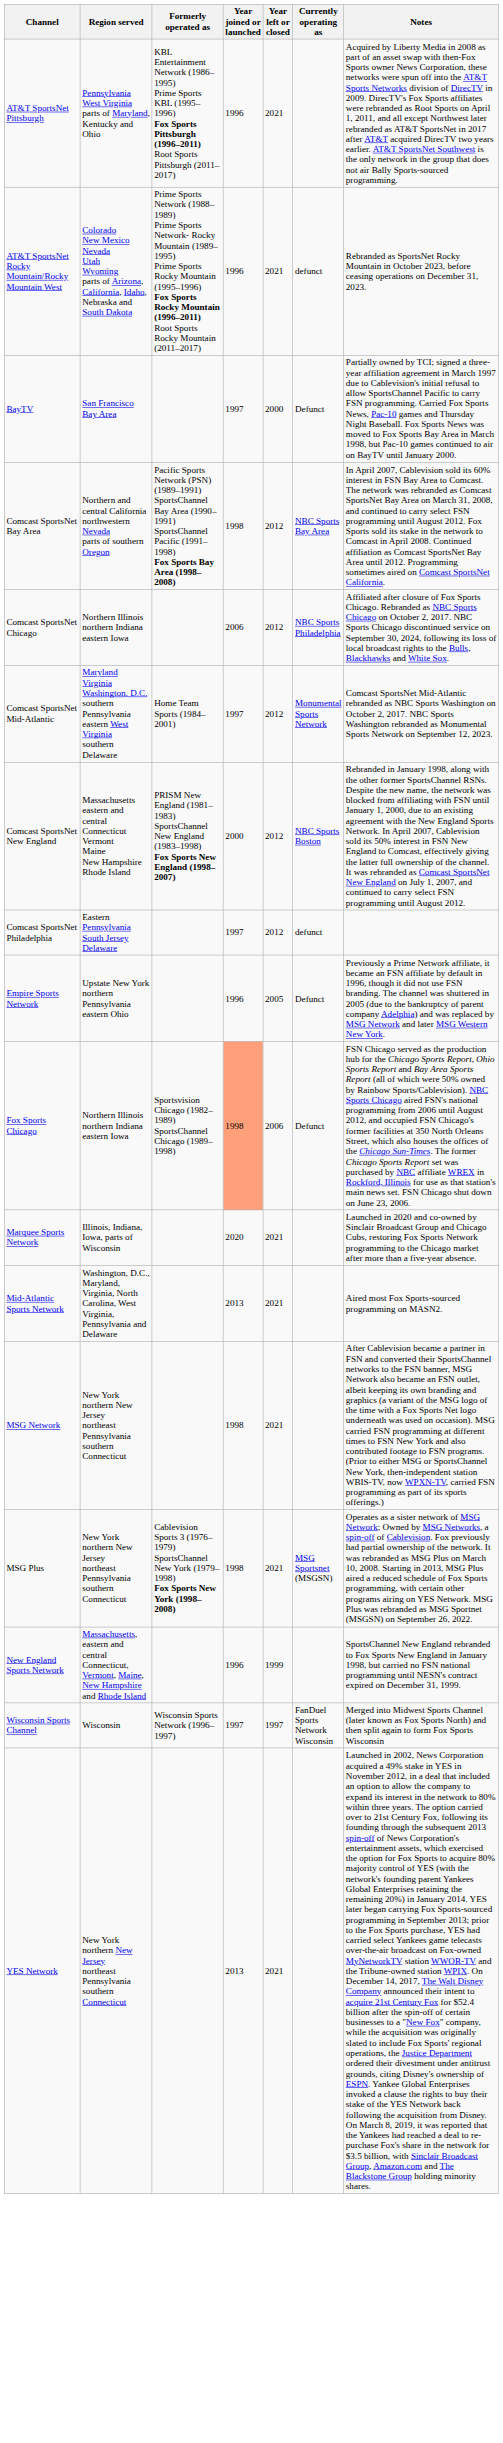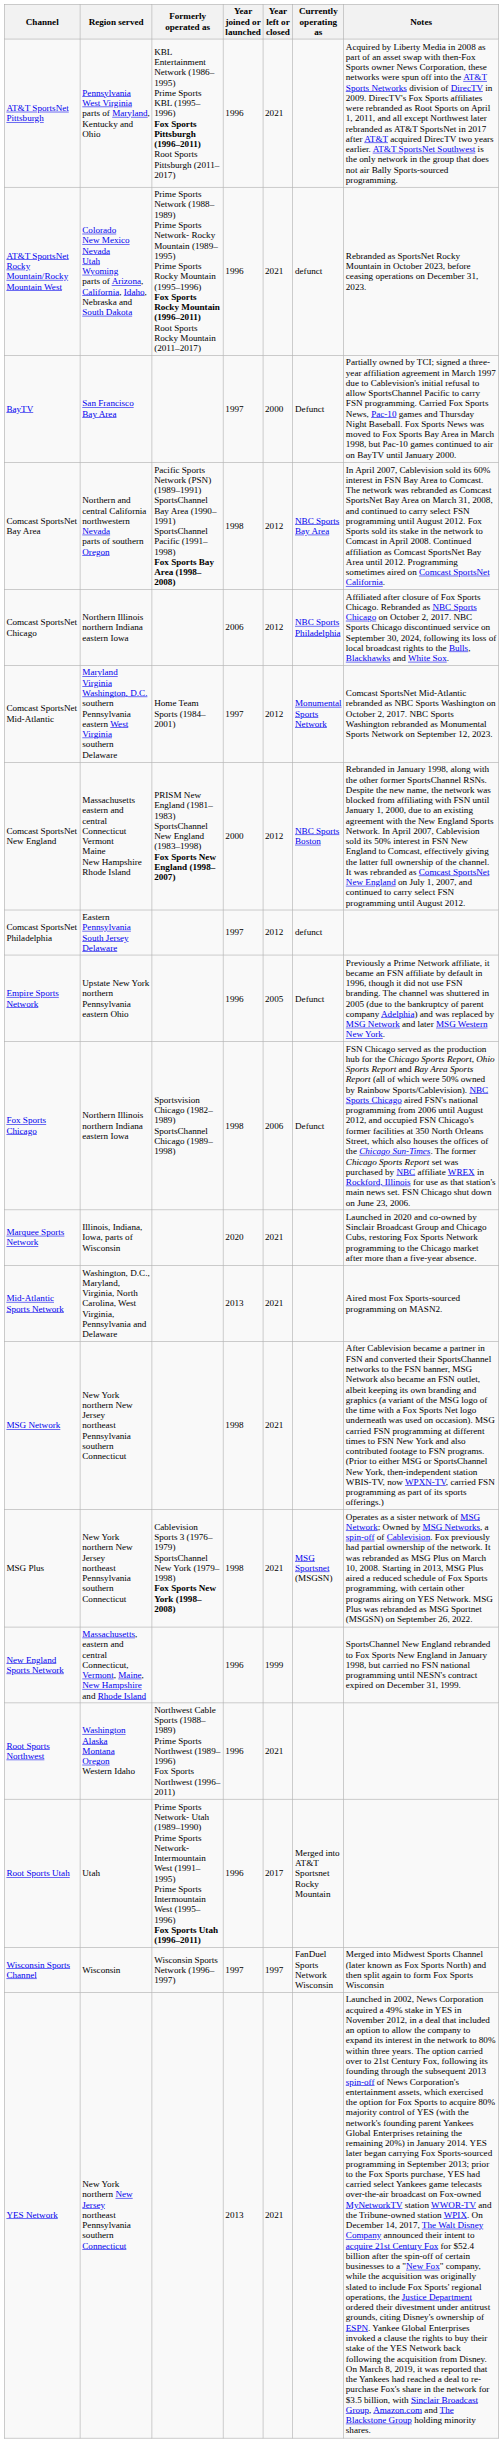(234, 1125) lightsalmon background -> (234, 1125) no background
+ row: (28, 1751)
+ row: (38, 1873)
